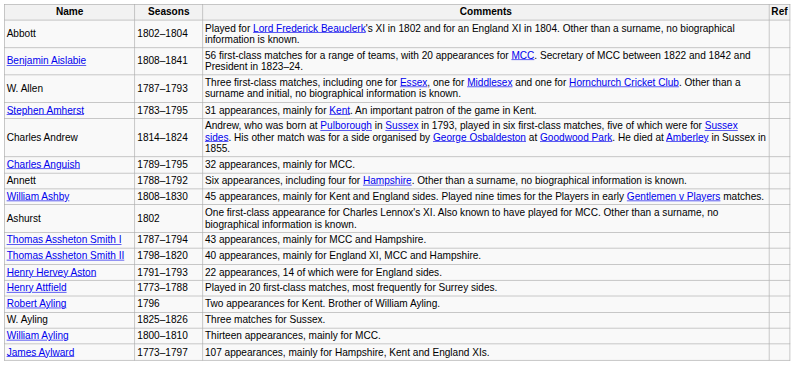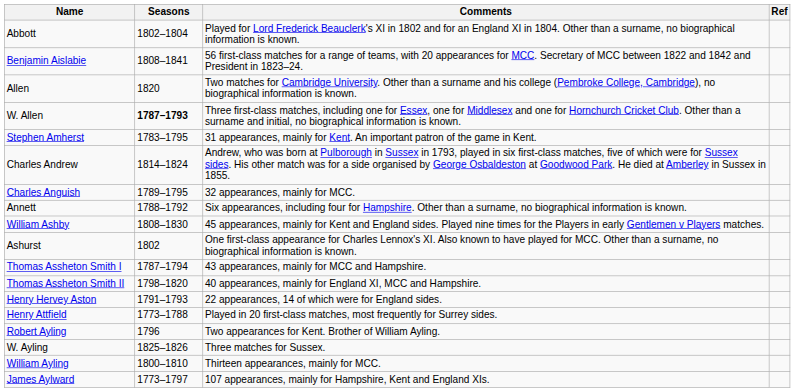+ row: (18, 88)
(163, 88) normal -> (163, 116) bold
